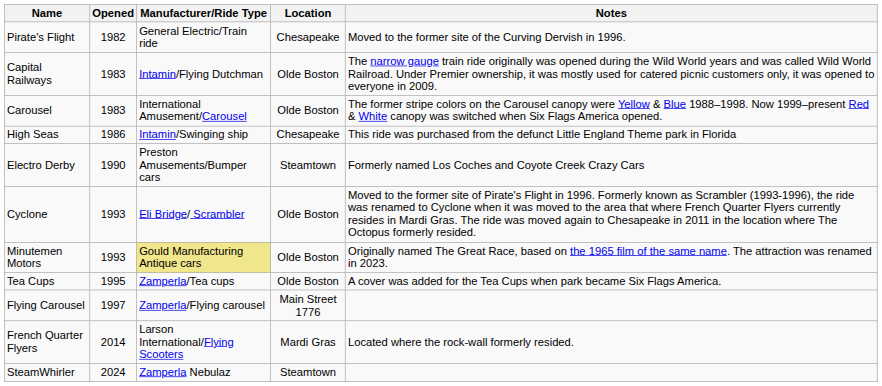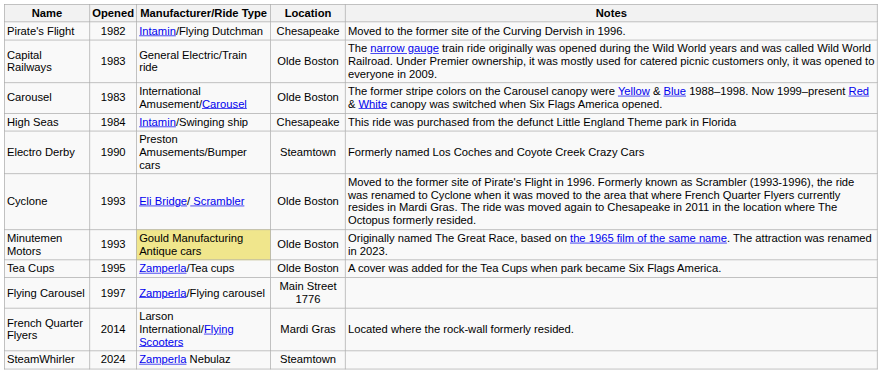(193, 37) General Electric/Train ride -> (201, 31) Intamin/Flying Dutchman
(201, 74) Intamin/Flying Dutchman -> (193, 61) General Electric/Train ride
(113, 134) 1986 -> (113, 122) 1984
